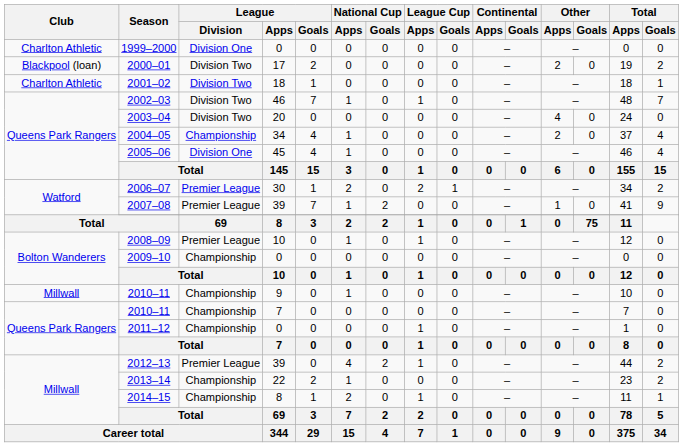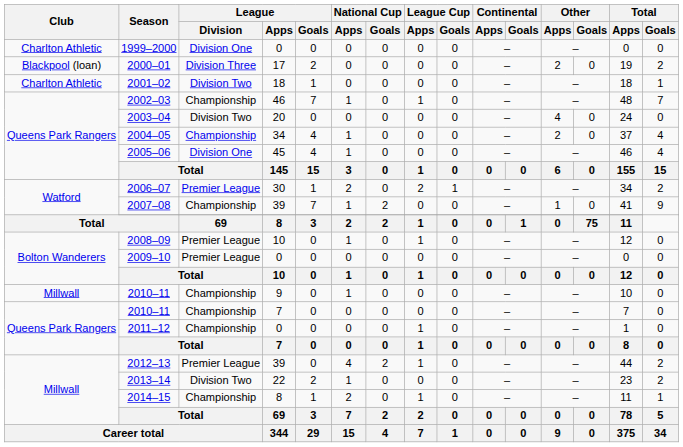(221, 65) Division Two -> (221, 65) Division Three
(221, 100) Division Two -> (221, 100) Championship
(221, 205) Premier League -> (221, 205) Championship
(221, 258) Championship -> (221, 258) Premier League
(221, 380) Championship -> (221, 380) Division Two
